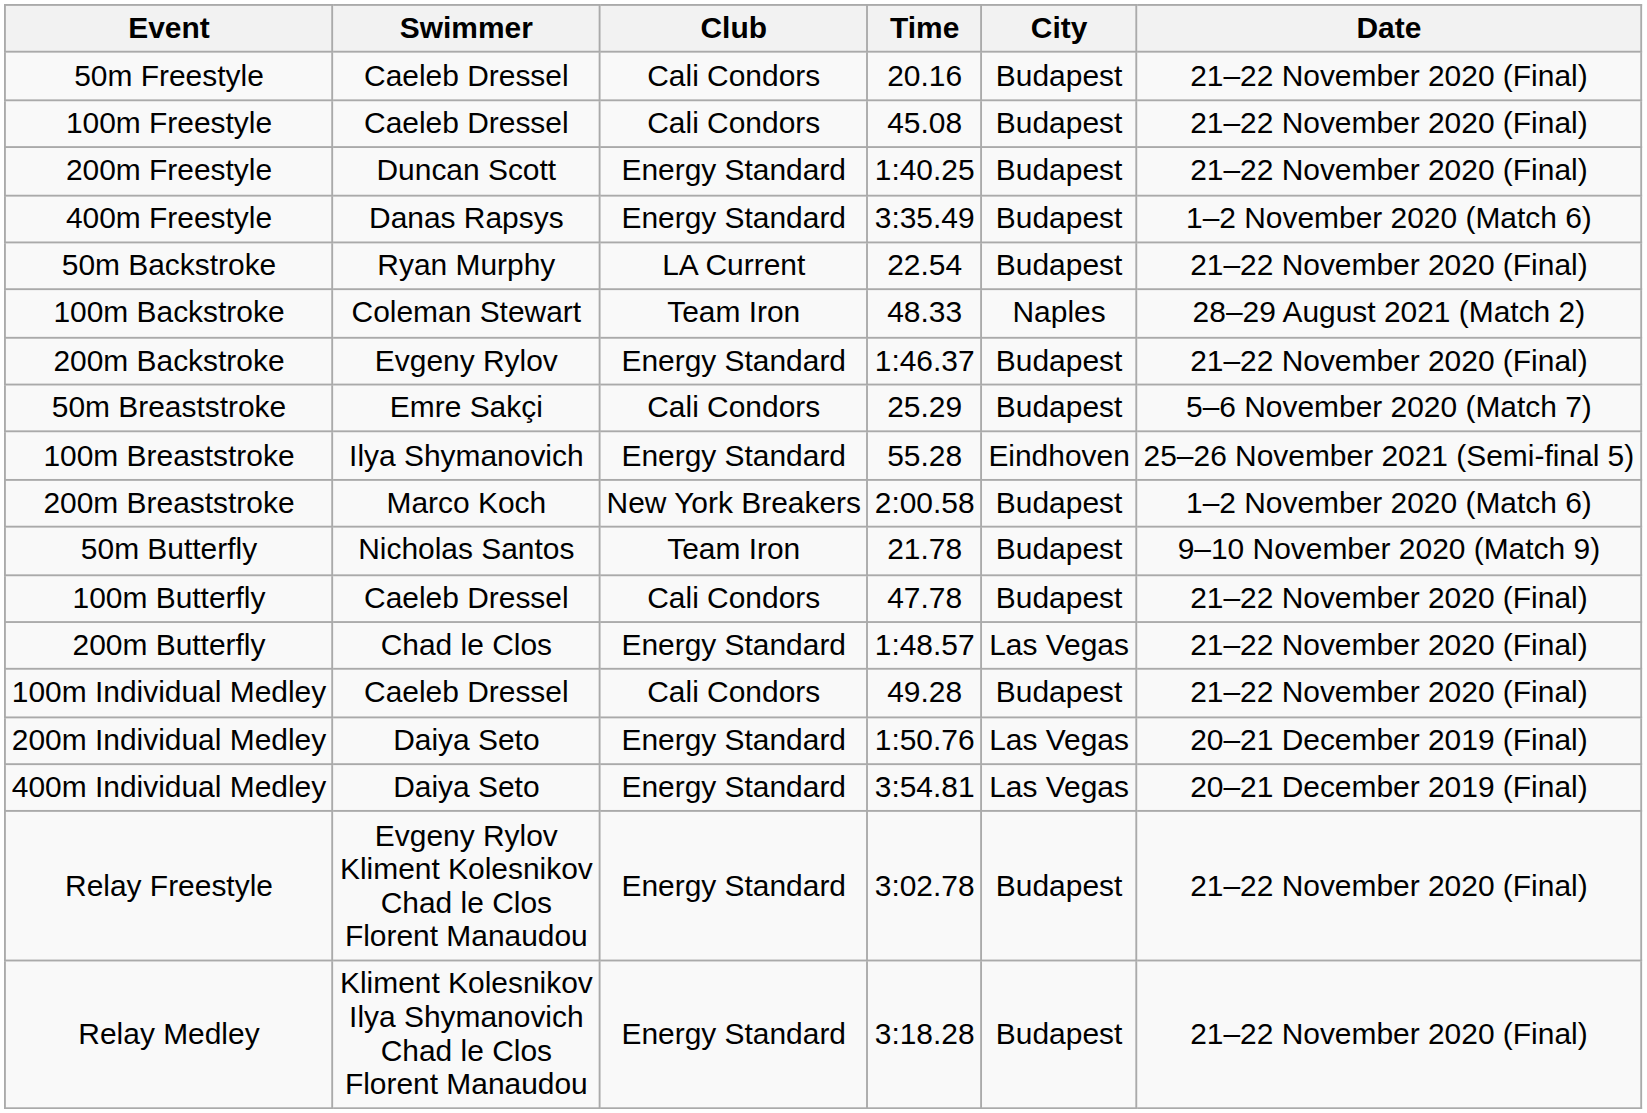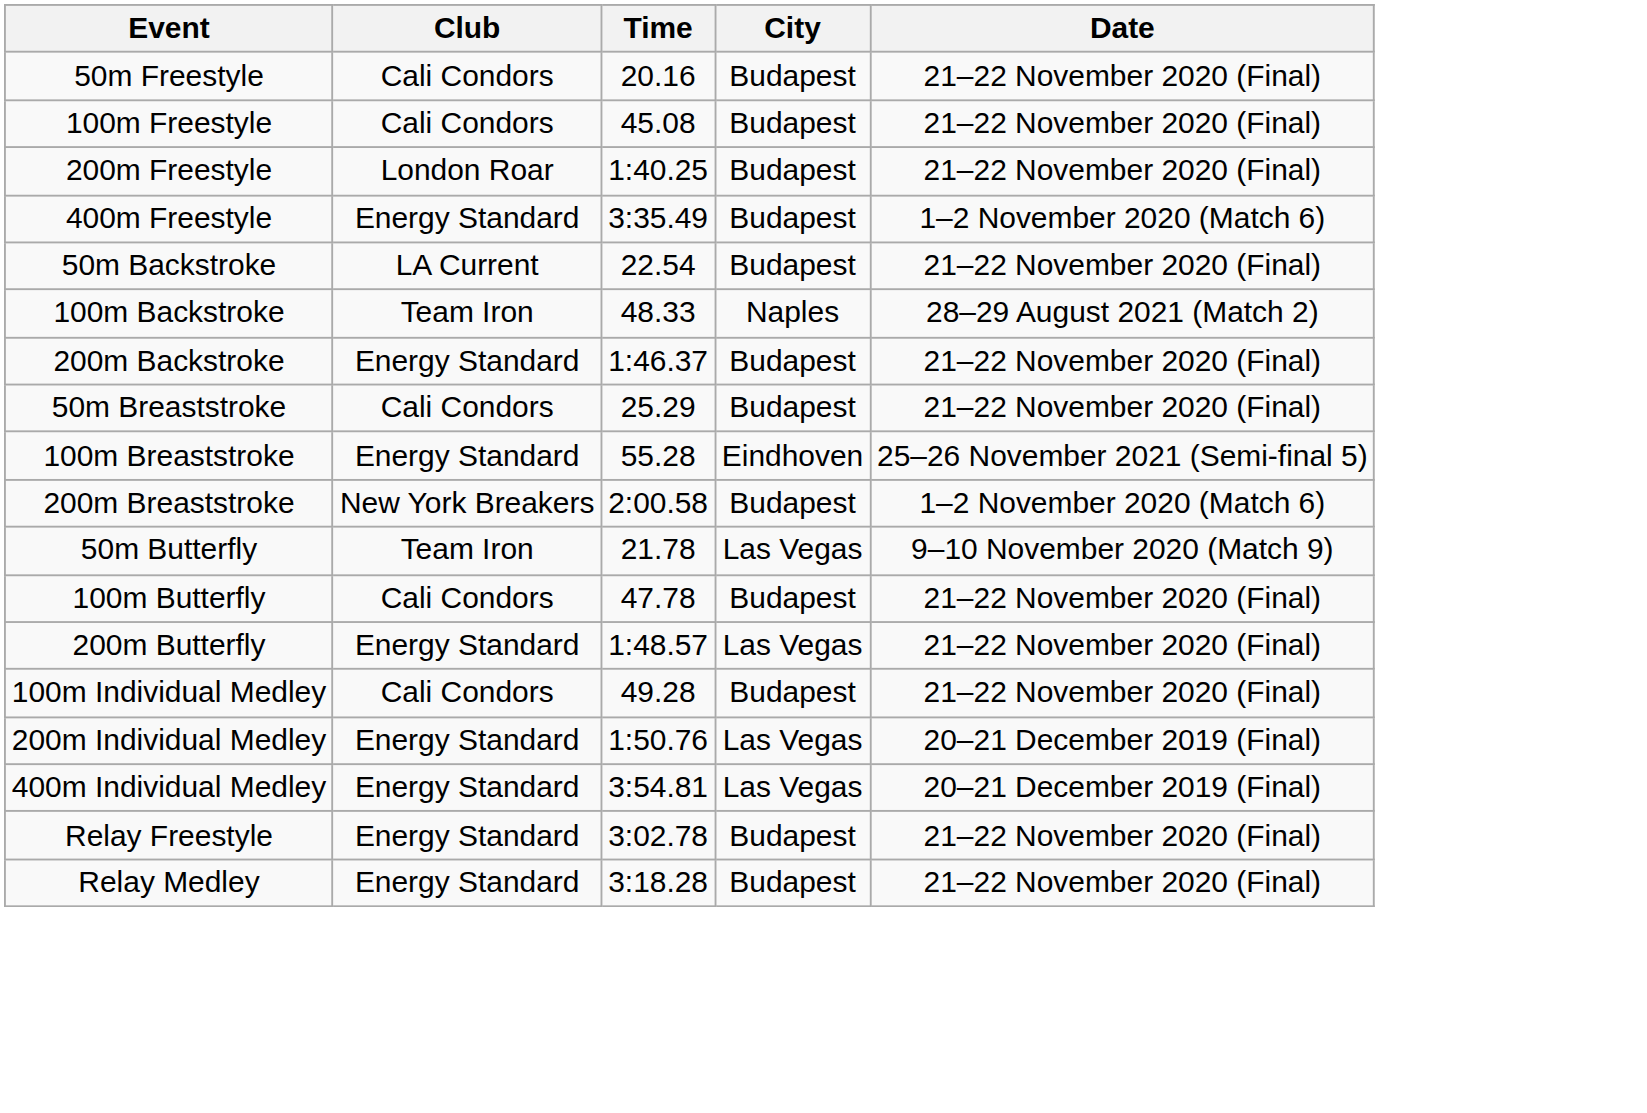- column: (466, 28)
(734, 170) Energy Standard -> (467, 170) London Roar
(1389, 407) 5–6 November 2020 (Match 7) -> (1122, 407) 21–22 November 2020 (Final)
(1059, 550) Budapest -> (793, 550) Las Vegas
